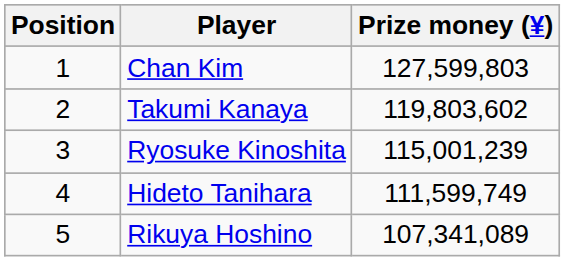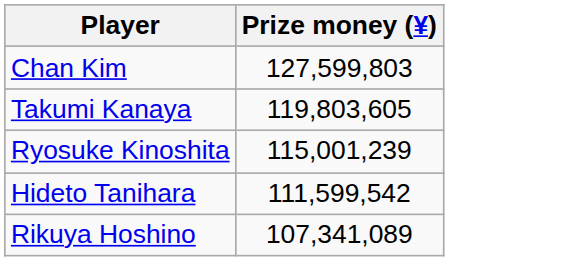- column: (63, 25)
(456, 109) 119,803,602 -> (339, 109) 119,803,605
(456, 192) 111,599,749 -> (339, 192) 111,599,542
